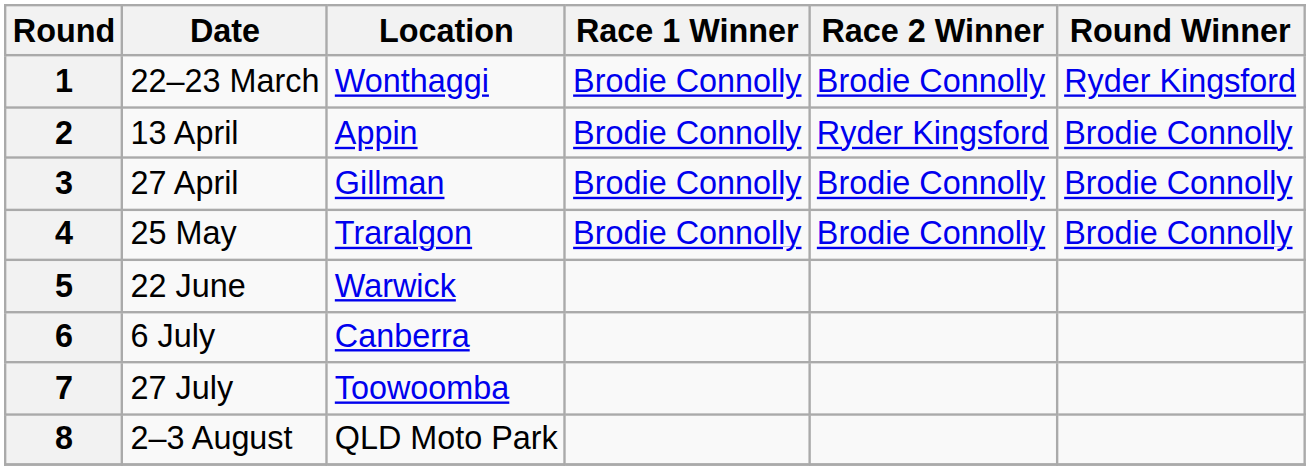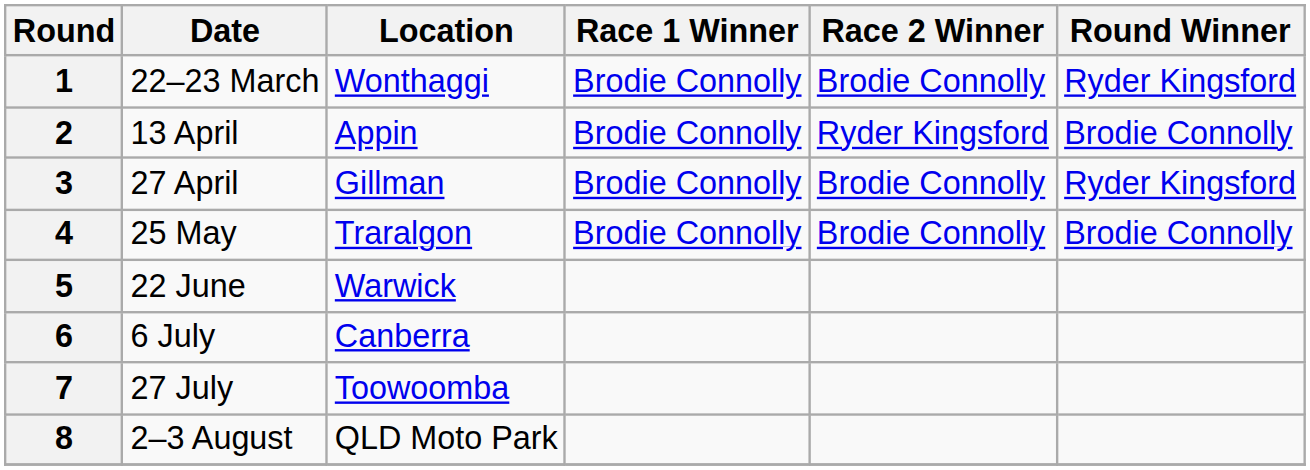(1178, 183) Brodie Connolly -> (1180, 183) Ryder Kingsford
